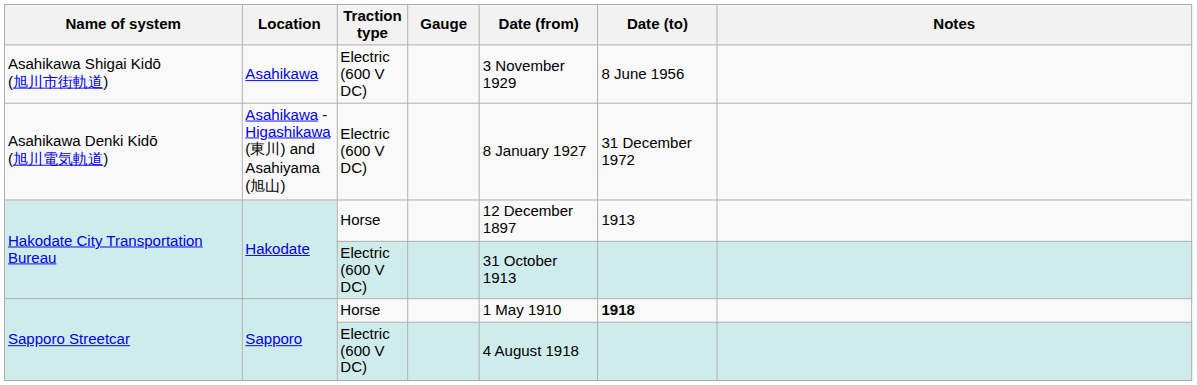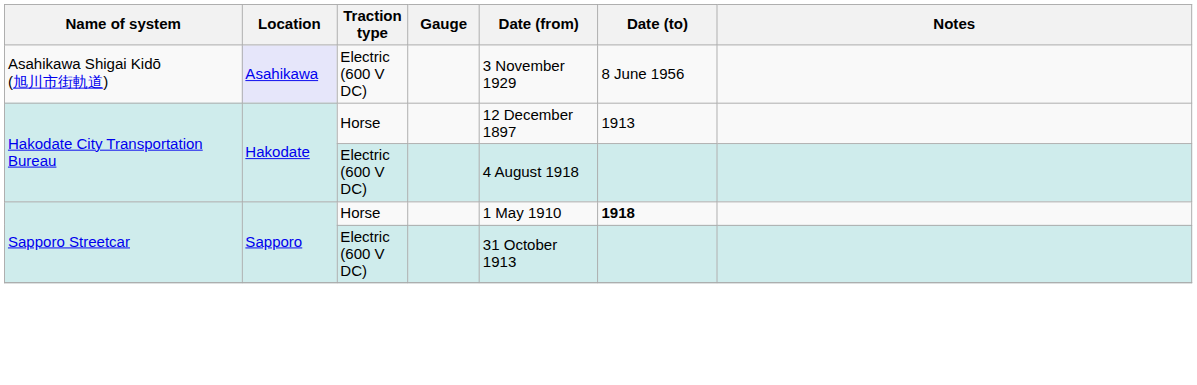(282, 74) no background -> (282, 74) lavender background
- row: (83, 150)
(520, 269) 31 October 1913 -> (531, 172) 4 August 1918
(531, 351) 4 August 1918 -> (520, 254) 31 October 1913
